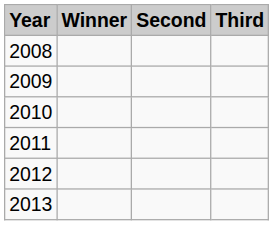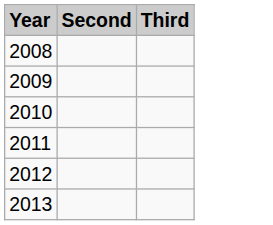- column: (94, 20)
